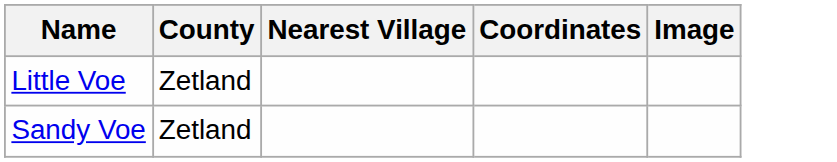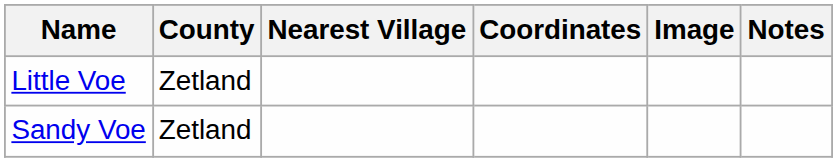+ column: (786, 29)
